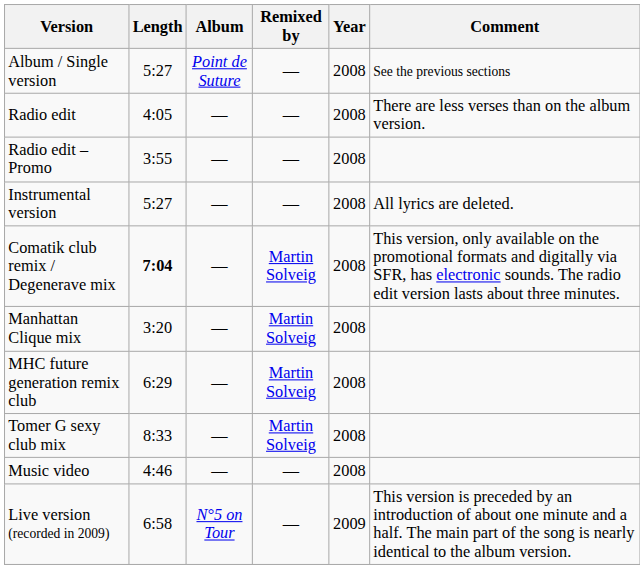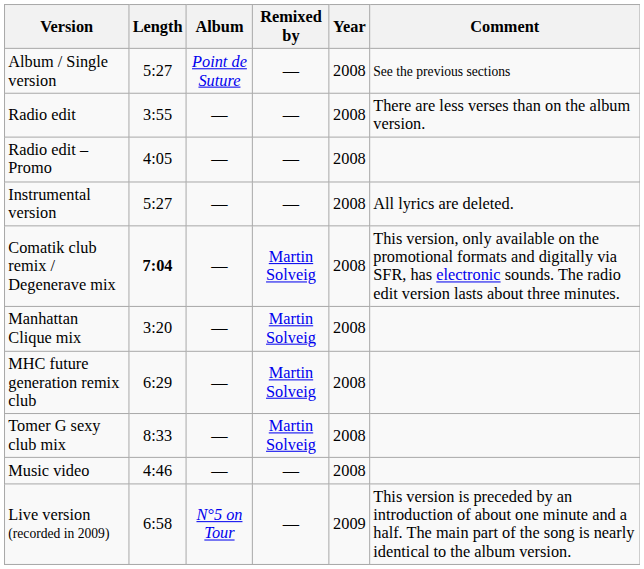(158, 115) 4:05 -> (158, 115) 3:55
(158, 159) 3:55 -> (158, 159) 4:05
